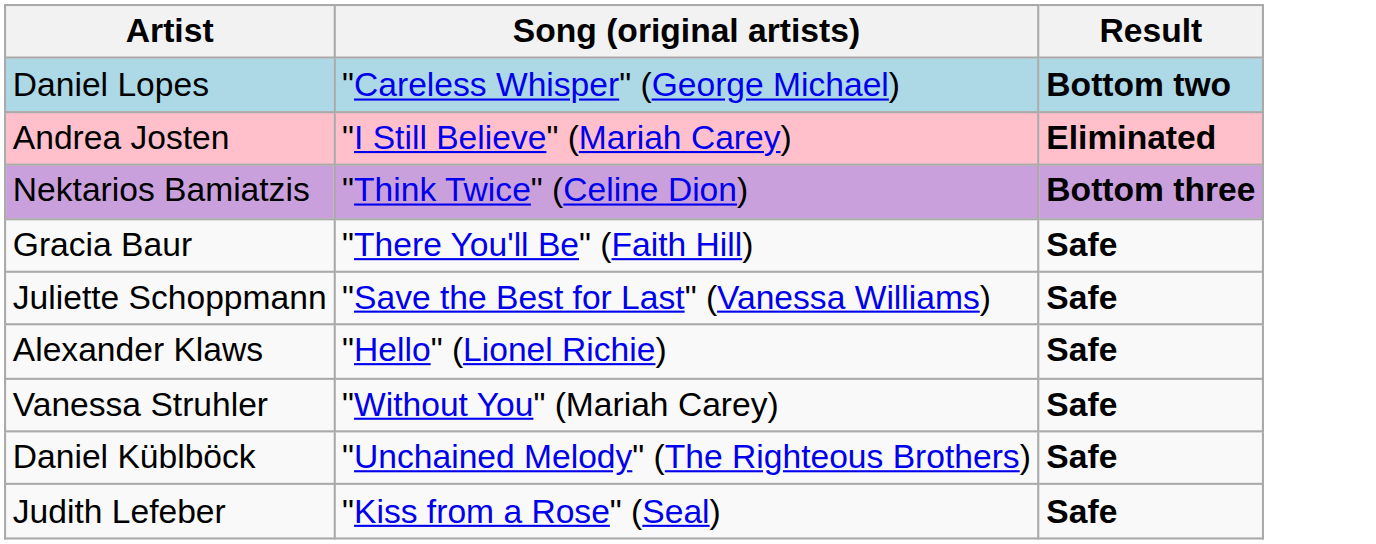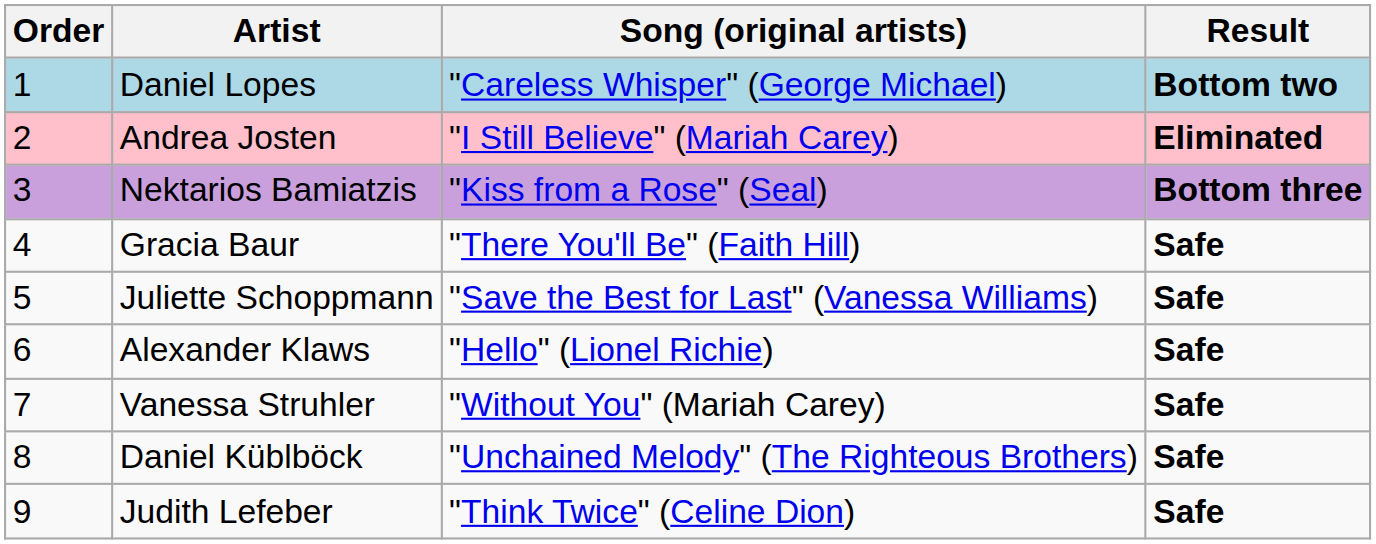+ column: (59, 31)
(545, 191) "Think Twice" (Celine Dion) -> (638, 191) "Kiss from a Rose" (Seal)
(531, 510) "Kiss from a Rose" (Seal) -> (652, 510) "Think Twice" (Celine Dion)
